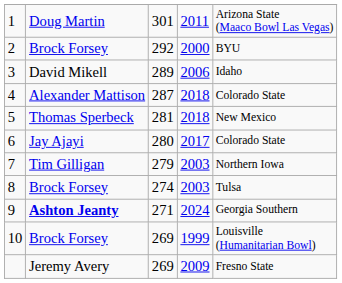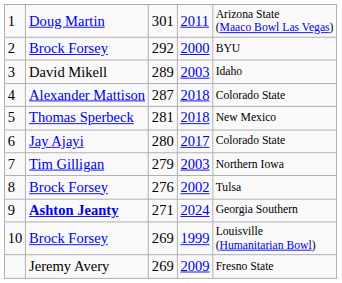(195, 71) 2006 -> (195, 71) 2003
(163, 187) 274 -> (163, 187) 276
(195, 187) 2003 -> (195, 187) 2002
